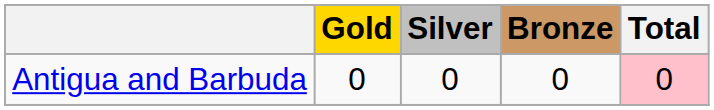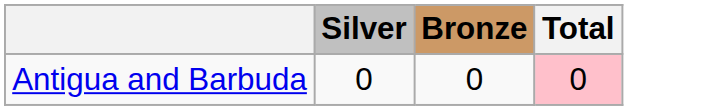- column: (357, 29)
